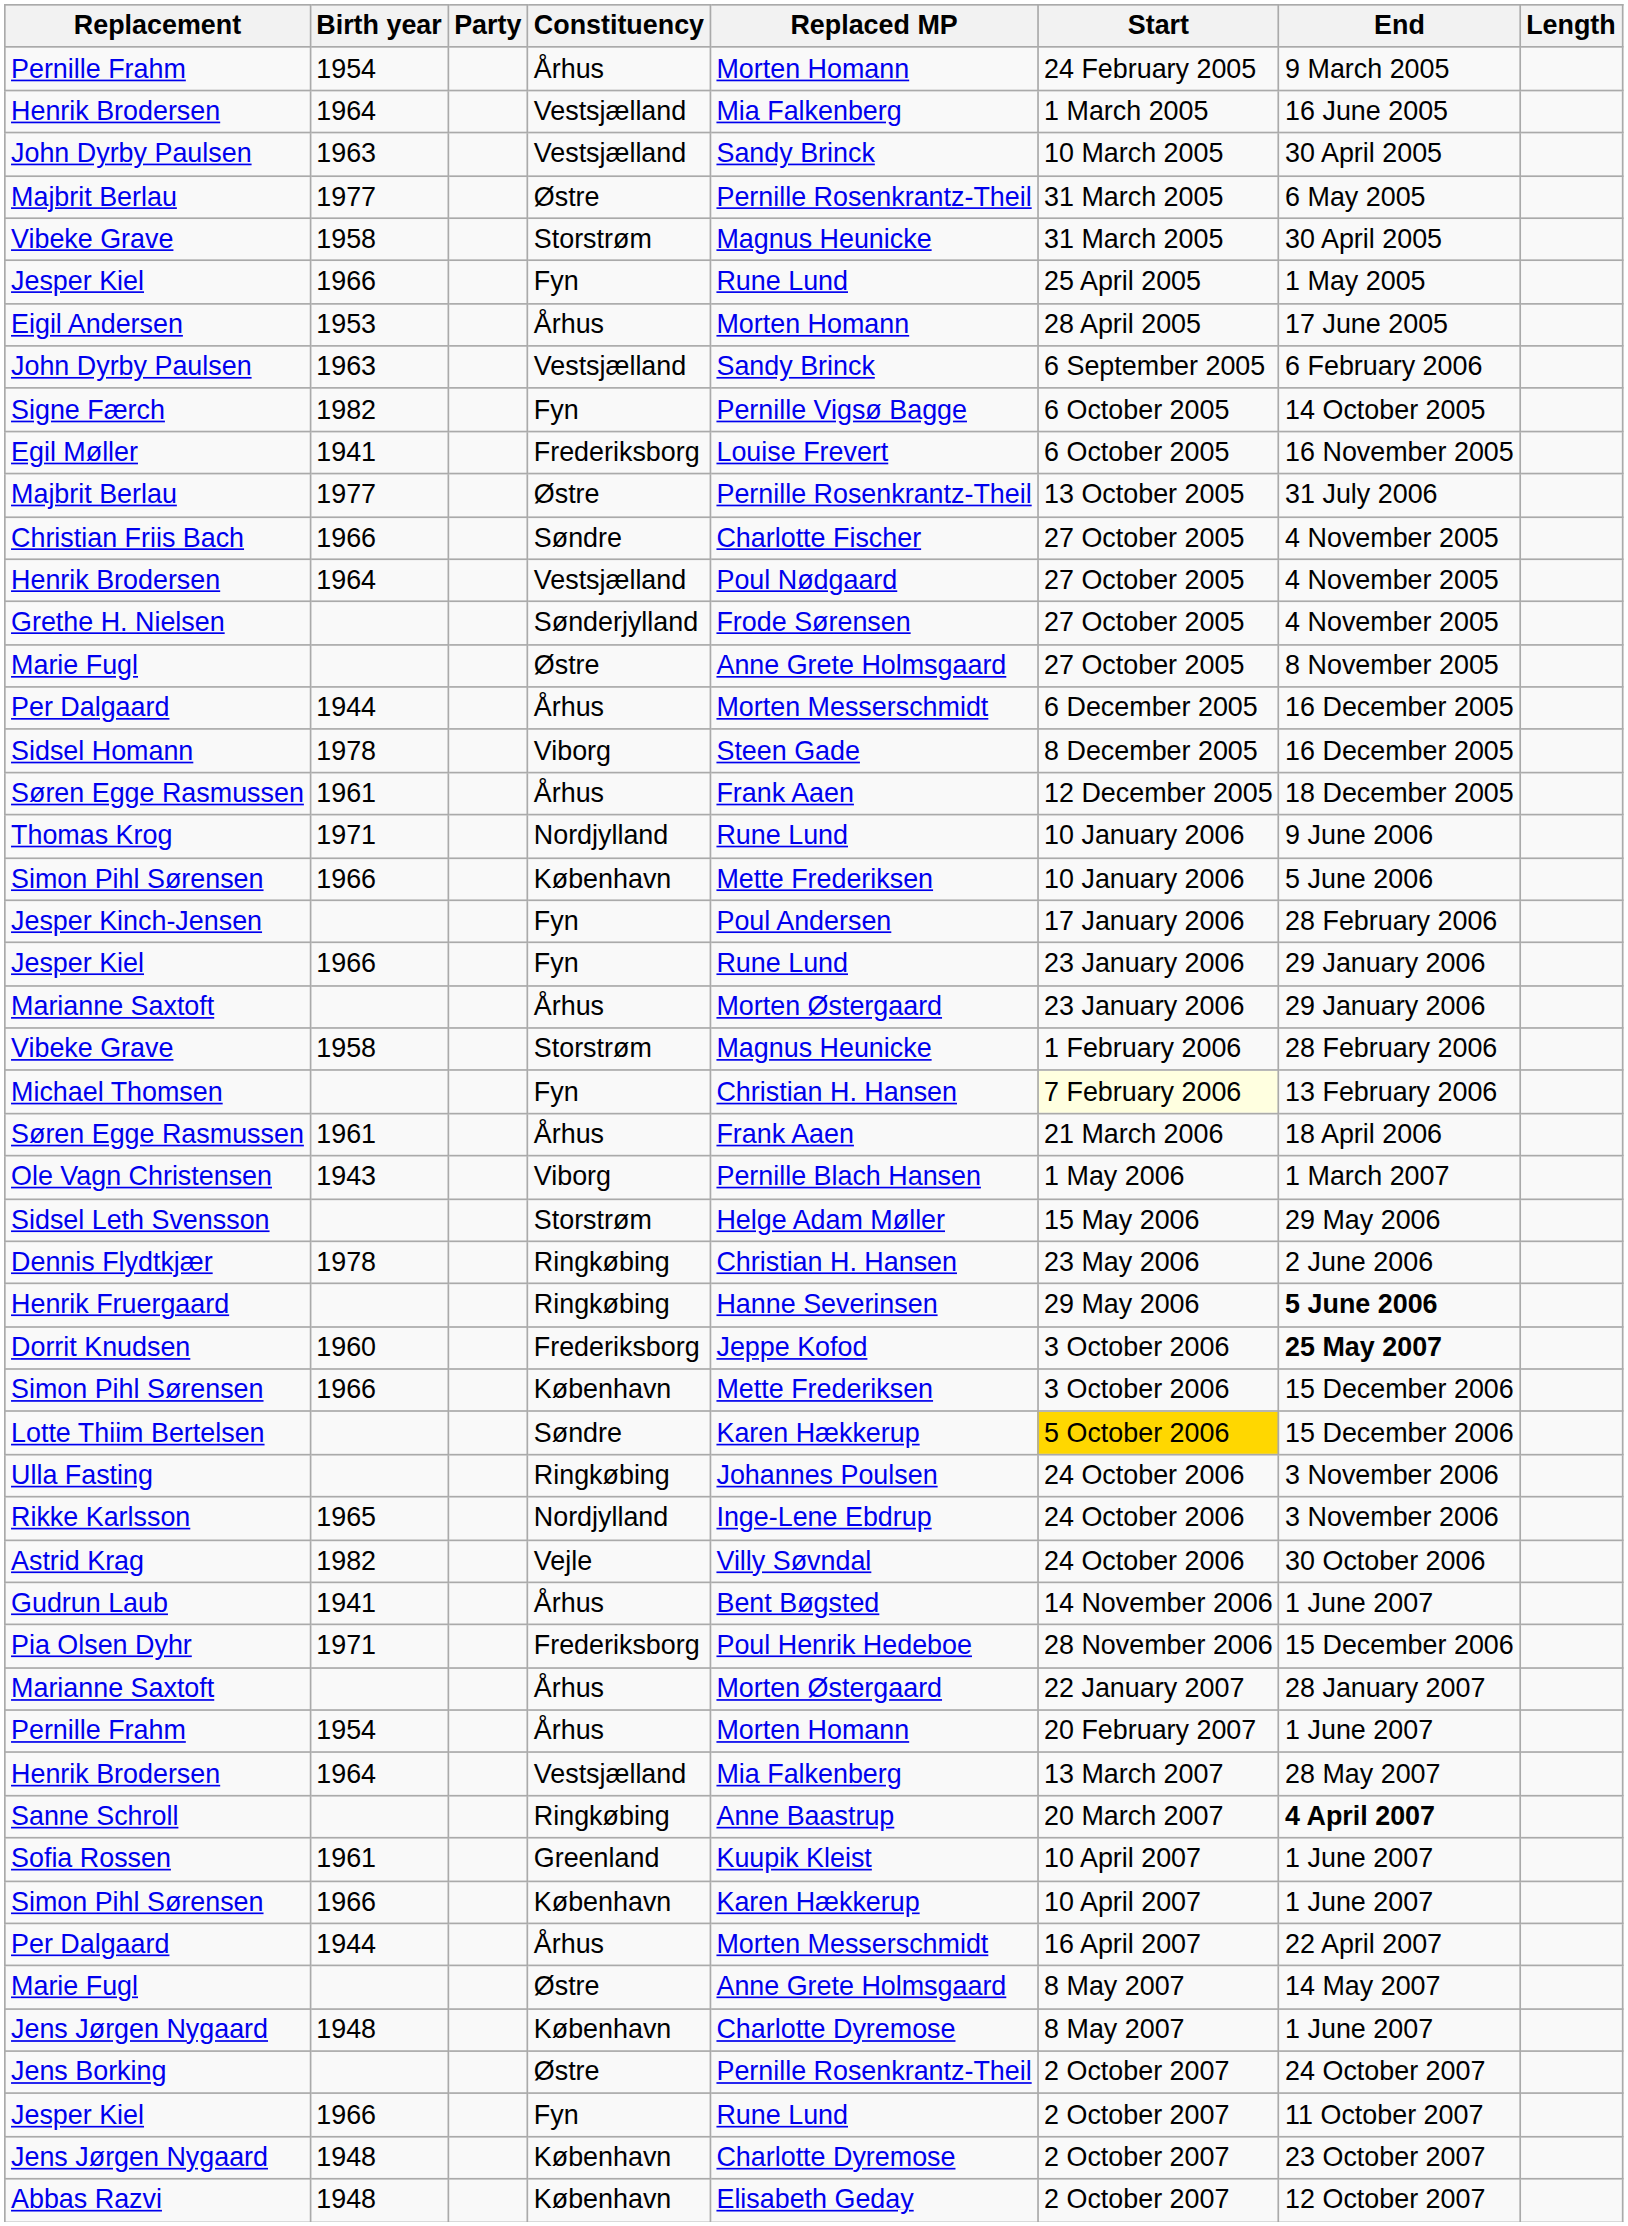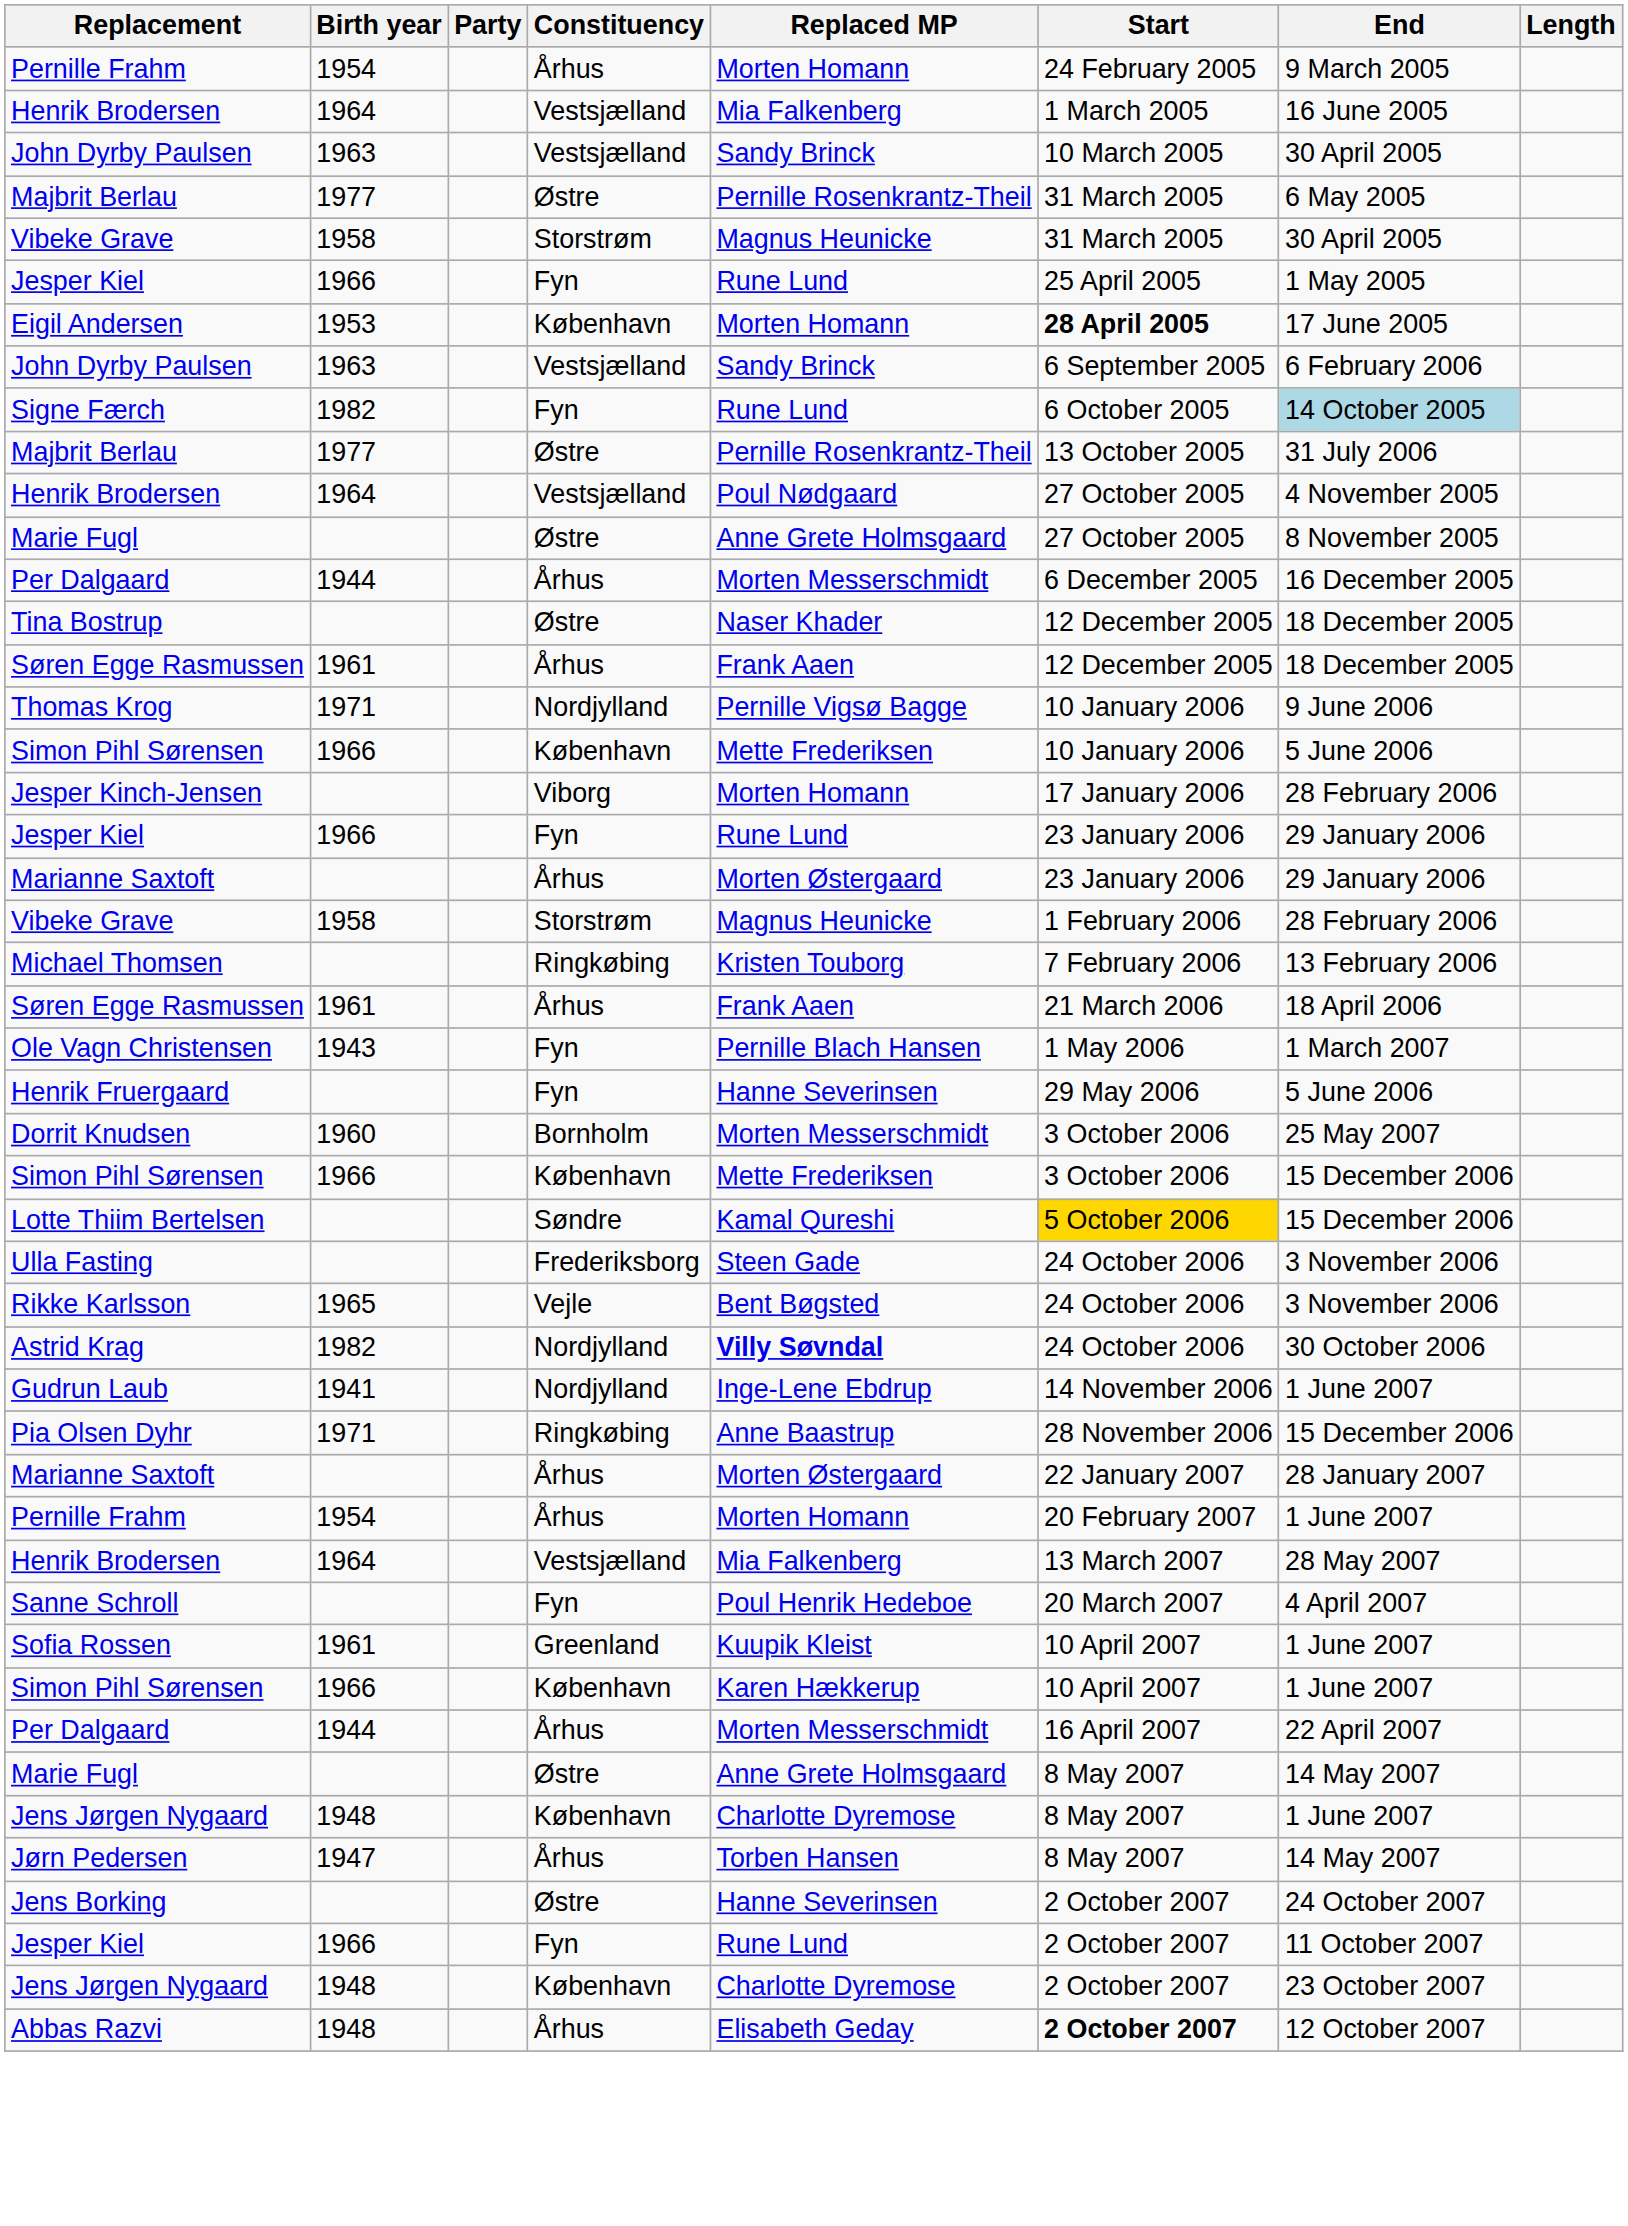(569, 324) Århus -> (603, 324) København
(1123, 324) normal -> (1127, 324) bold
(842, 409) Pernille Vigsø Bagge -> (782, 409) Rune Lund
(1385, 409) no background -> (1385, 409) lightblue background
- row: (75, 452)
- row: (128, 537)
- row: (118, 622)
- row: (102, 750)
+ row: (87, 622)
(782, 835) Rune Lund -> (842, 707) Pernille Vigsø Bagge
(556, 921) Fyn -> (572, 793) Viborg
(804, 921) Poul Andersen -> (813, 793) Morten Homann
(556, 1091) Fyn -> (602, 963) Ringkøbing
(837, 1091) Christian H. Hansen -> (810, 963) Kristen Touborg
(1143, 1091) lightyellow background -> (1143, 963) no background
(572, 1176) Viborg -> (556, 1048) Fyn
- row: (140, 1219)
- row: (112, 1262)
(602, 1304) Ringkøbing -> (556, 1091) Fyn
(1361, 1304) bold -> (1359, 1091) normal
(617, 1347) Frederiksborg -> (591, 1134) Bornholm
(792, 1347) Jeppe Kofod -> (852, 1134) Morten Messerschmidt
(1364, 1347) bold -> (1363, 1134) normal
(818, 1432) Karen Hækkerup -> (805, 1219) Kamal Qureshi
(602, 1475) Ringkøbing -> (617, 1262) Frederiksborg
(827, 1475) Johannes Poulsen -> (788, 1262) Steen Gade
(601, 1517) Nordjylland -> (563, 1304) Vejle
(824, 1517) Inge-Lene Ebdrup -> (798, 1304) Bent Bøgsted
(563, 1560) Vejle -> (601, 1347) Nordjylland
(794, 1560) normal -> (800, 1347) bold
(569, 1603) Århus -> (601, 1389) Nordjylland
(798, 1603) Bent Bøgsted -> (824, 1389) Inge-Lene Ebdrup
(617, 1645) Frederiksborg -> (602, 1432) Ringkøbing
(844, 1645) Poul Henrik Hedeboe -> (805, 1432) Anne Baastrup
(602, 1816) Ringkøbing -> (556, 1603) Fyn
(805, 1816) Anne Baastrup -> (844, 1603) Poul Henrik Hedeboe
(1360, 1816) bold -> (1356, 1603) normal
+ row: (99, 1858)
(874, 2072) Pernille Rosenkrantz-Theil -> (827, 1901) Hanne Severinsen
(603, 2199) København -> (569, 2029) Århus
(1137, 2199) normal -> (1140, 2029) bold
